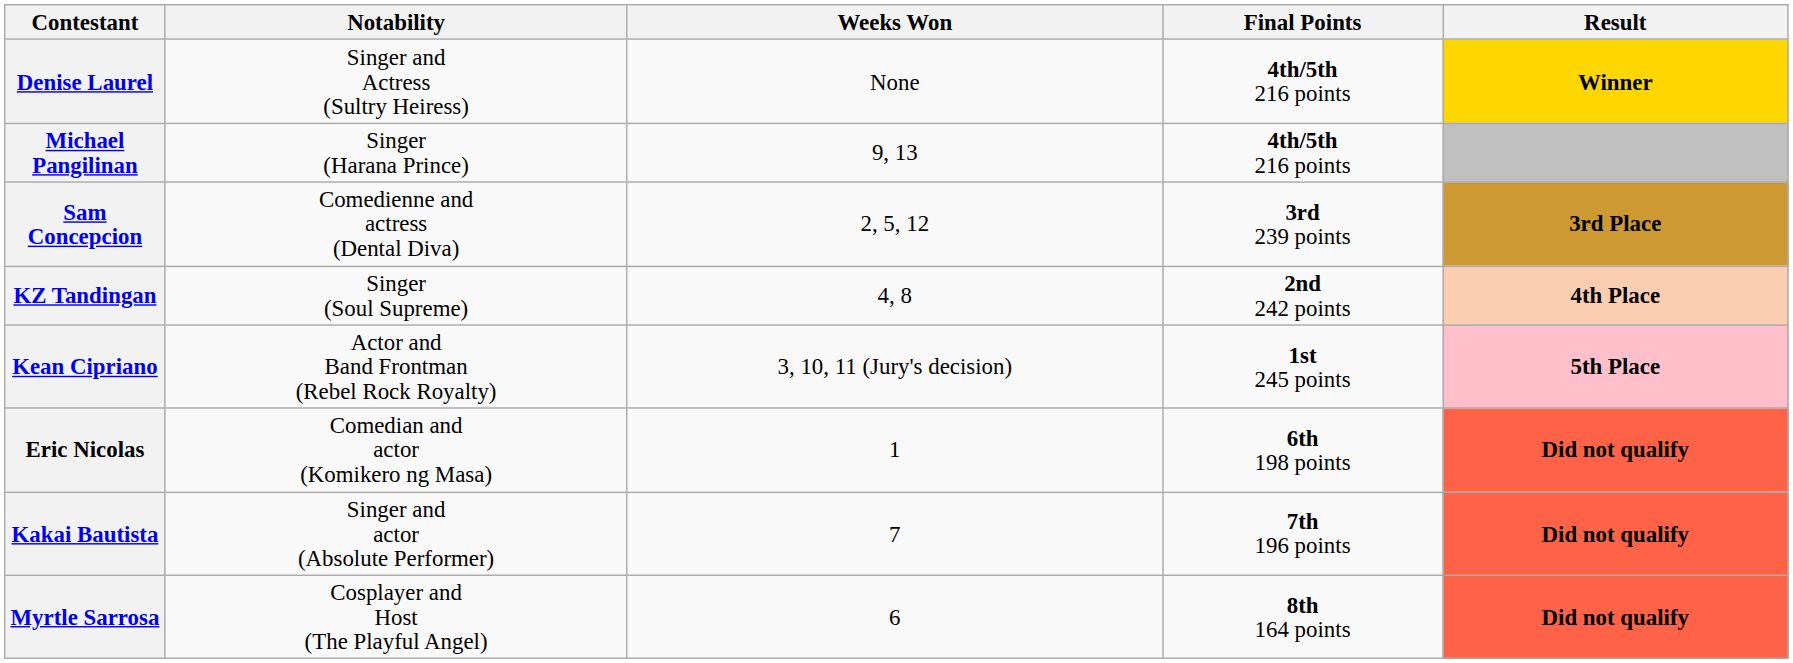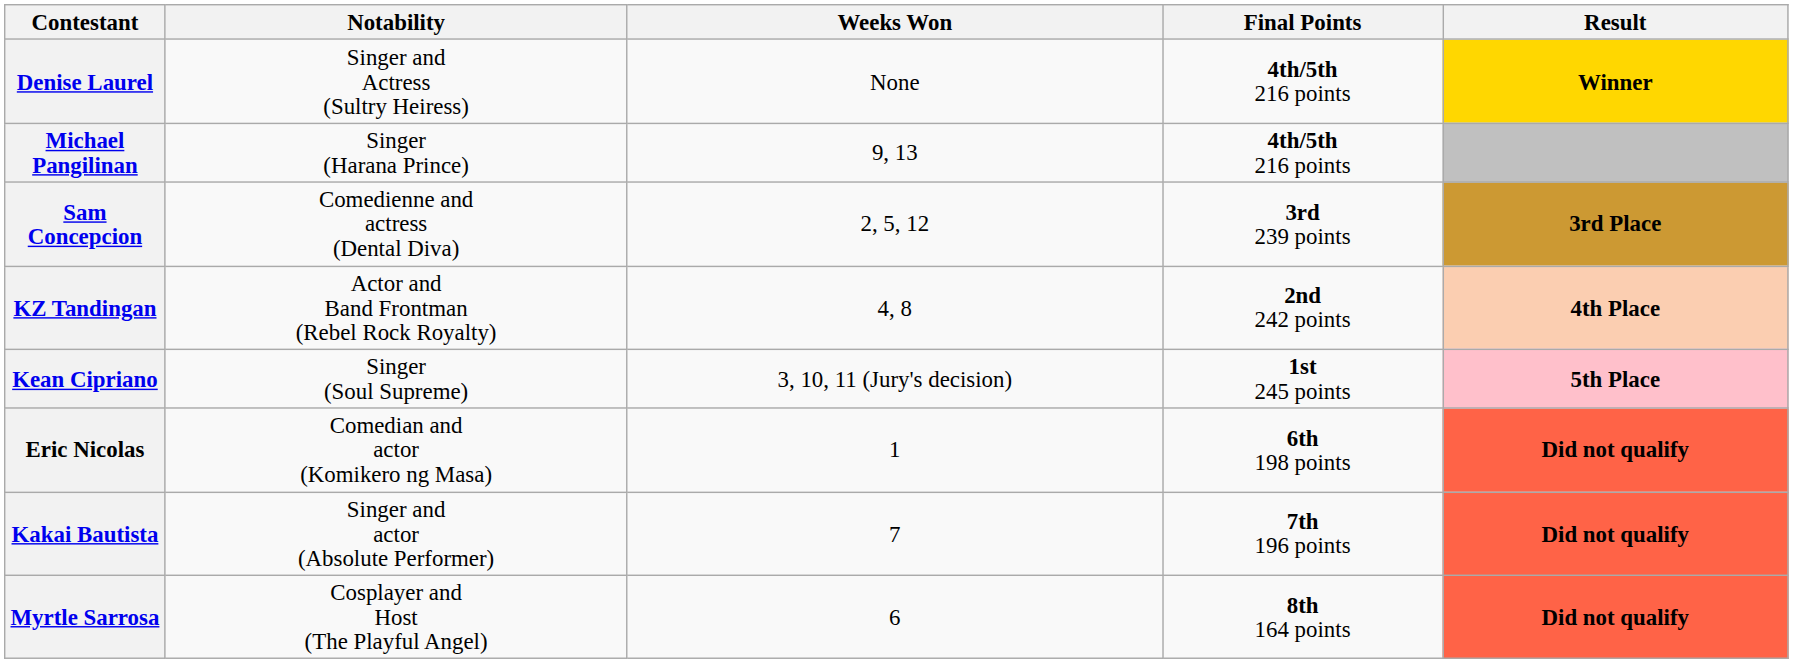(396, 295) Singer (Soul Supreme) -> (396, 307) Actor and Band Frontman (Rebel Rock Royalty)
(396, 367) Actor and Band Frontman (Rebel Rock Royalty) -> (396, 379) Singer (Soul Supreme)
